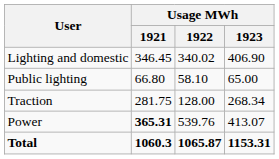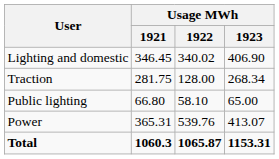rows swapped: (47, 79) <-> (30, 100)
(153, 121) bold -> (153, 121) normal
